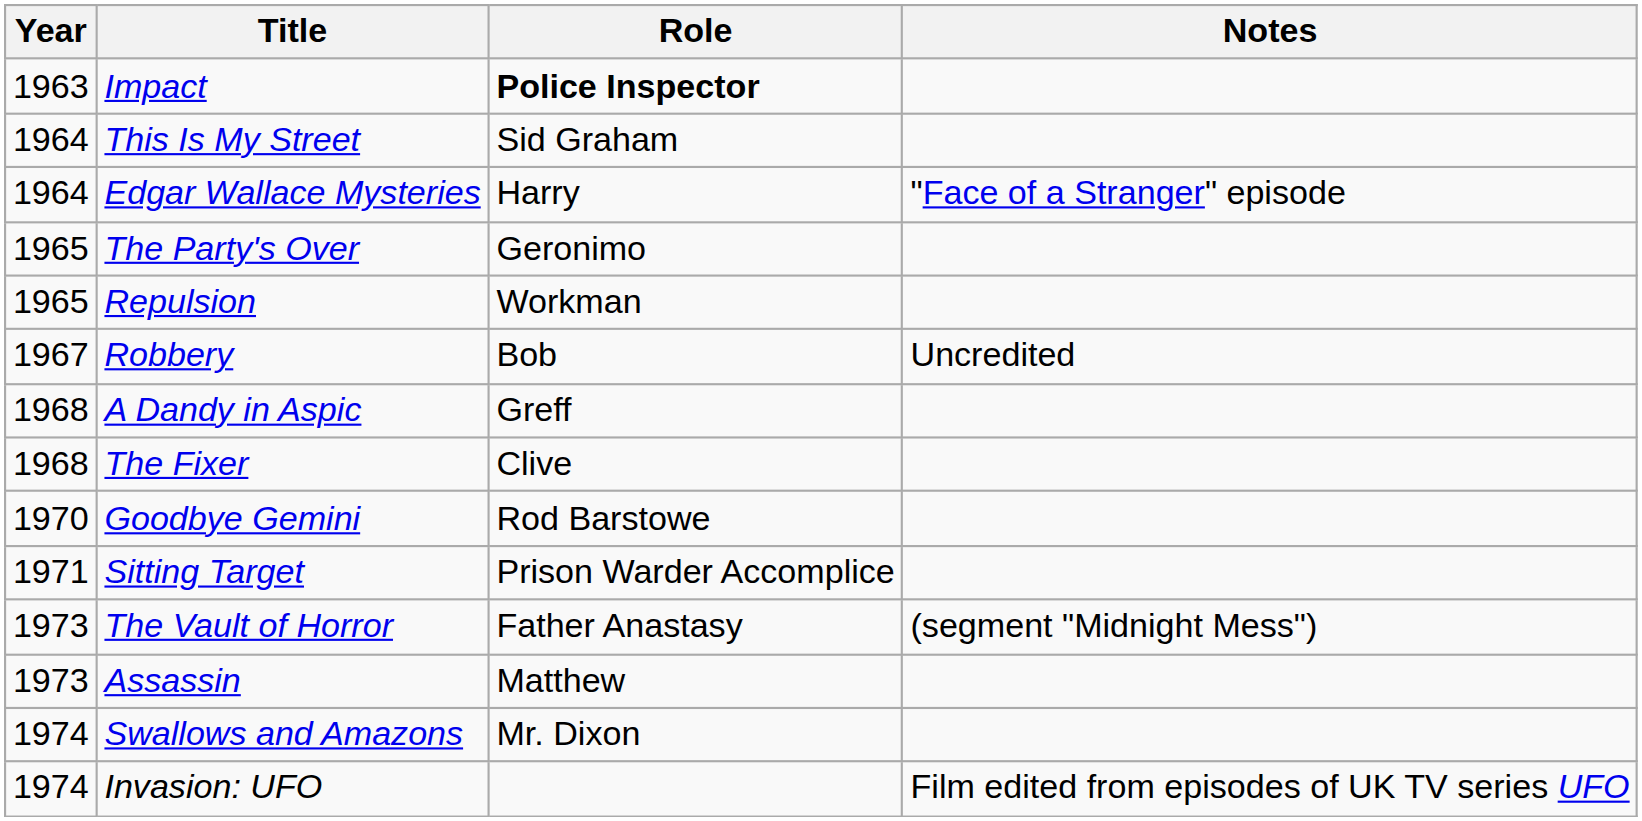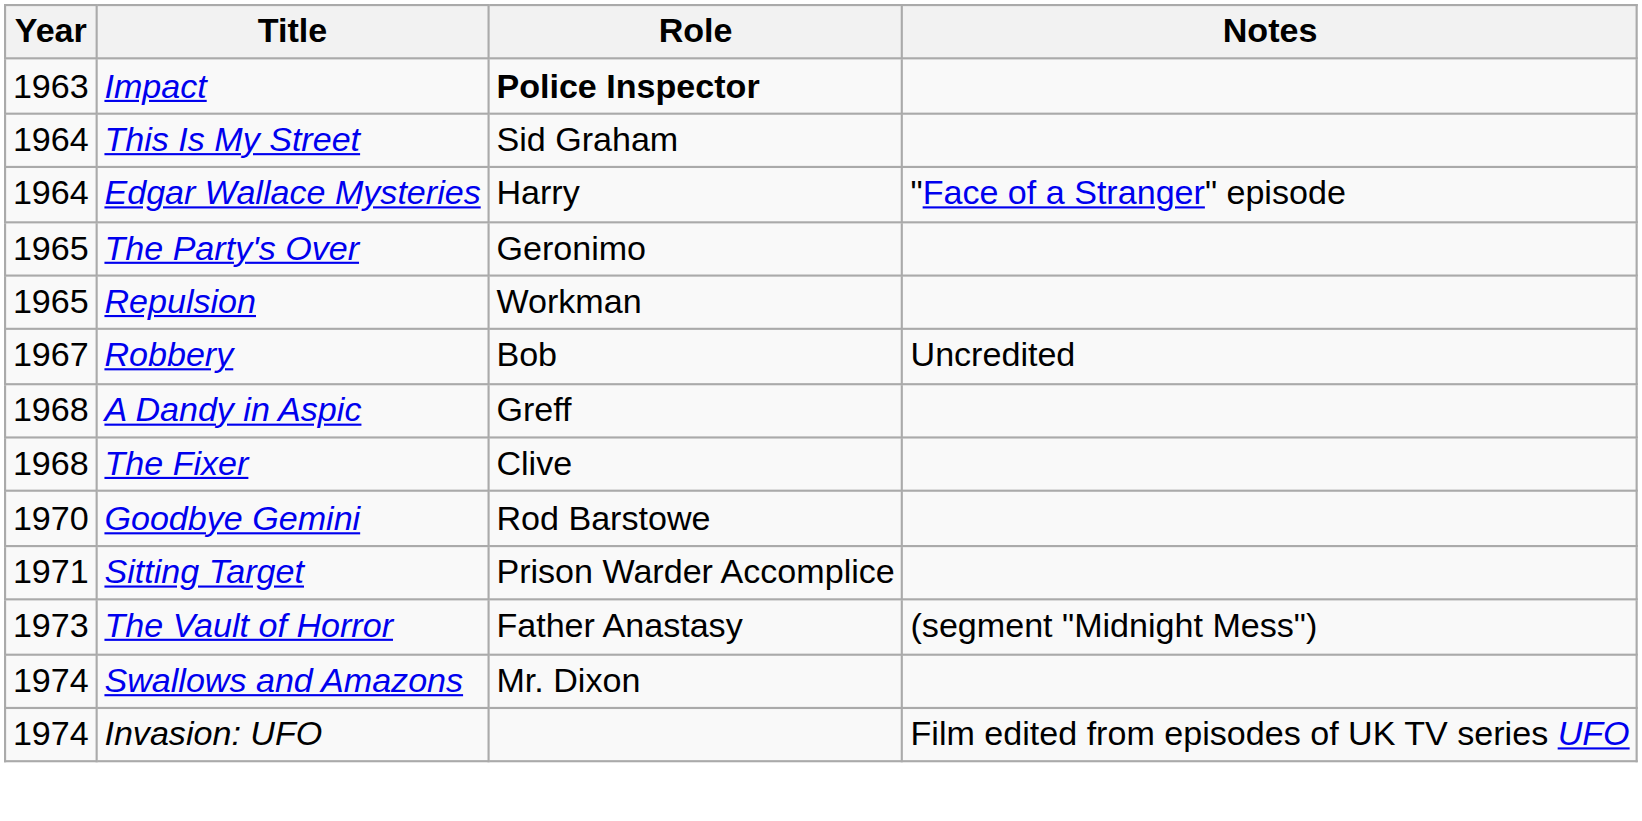- row: (173, 680)
